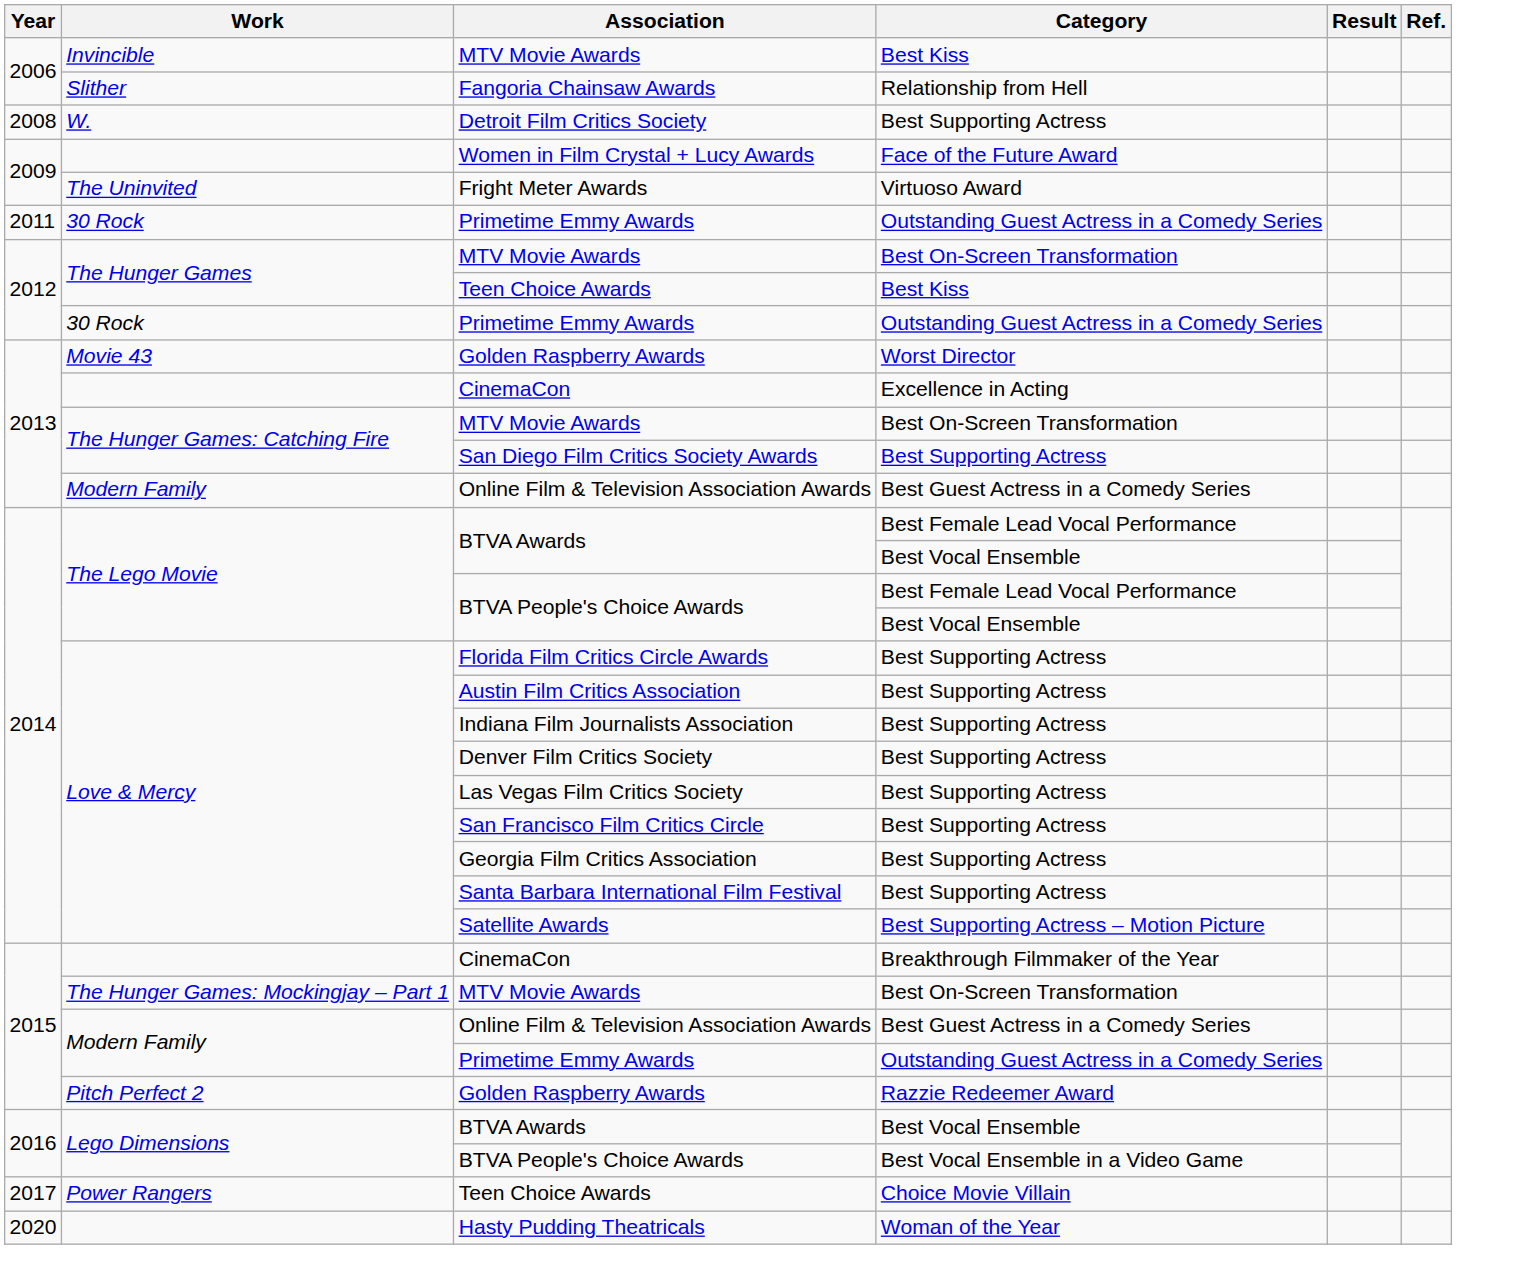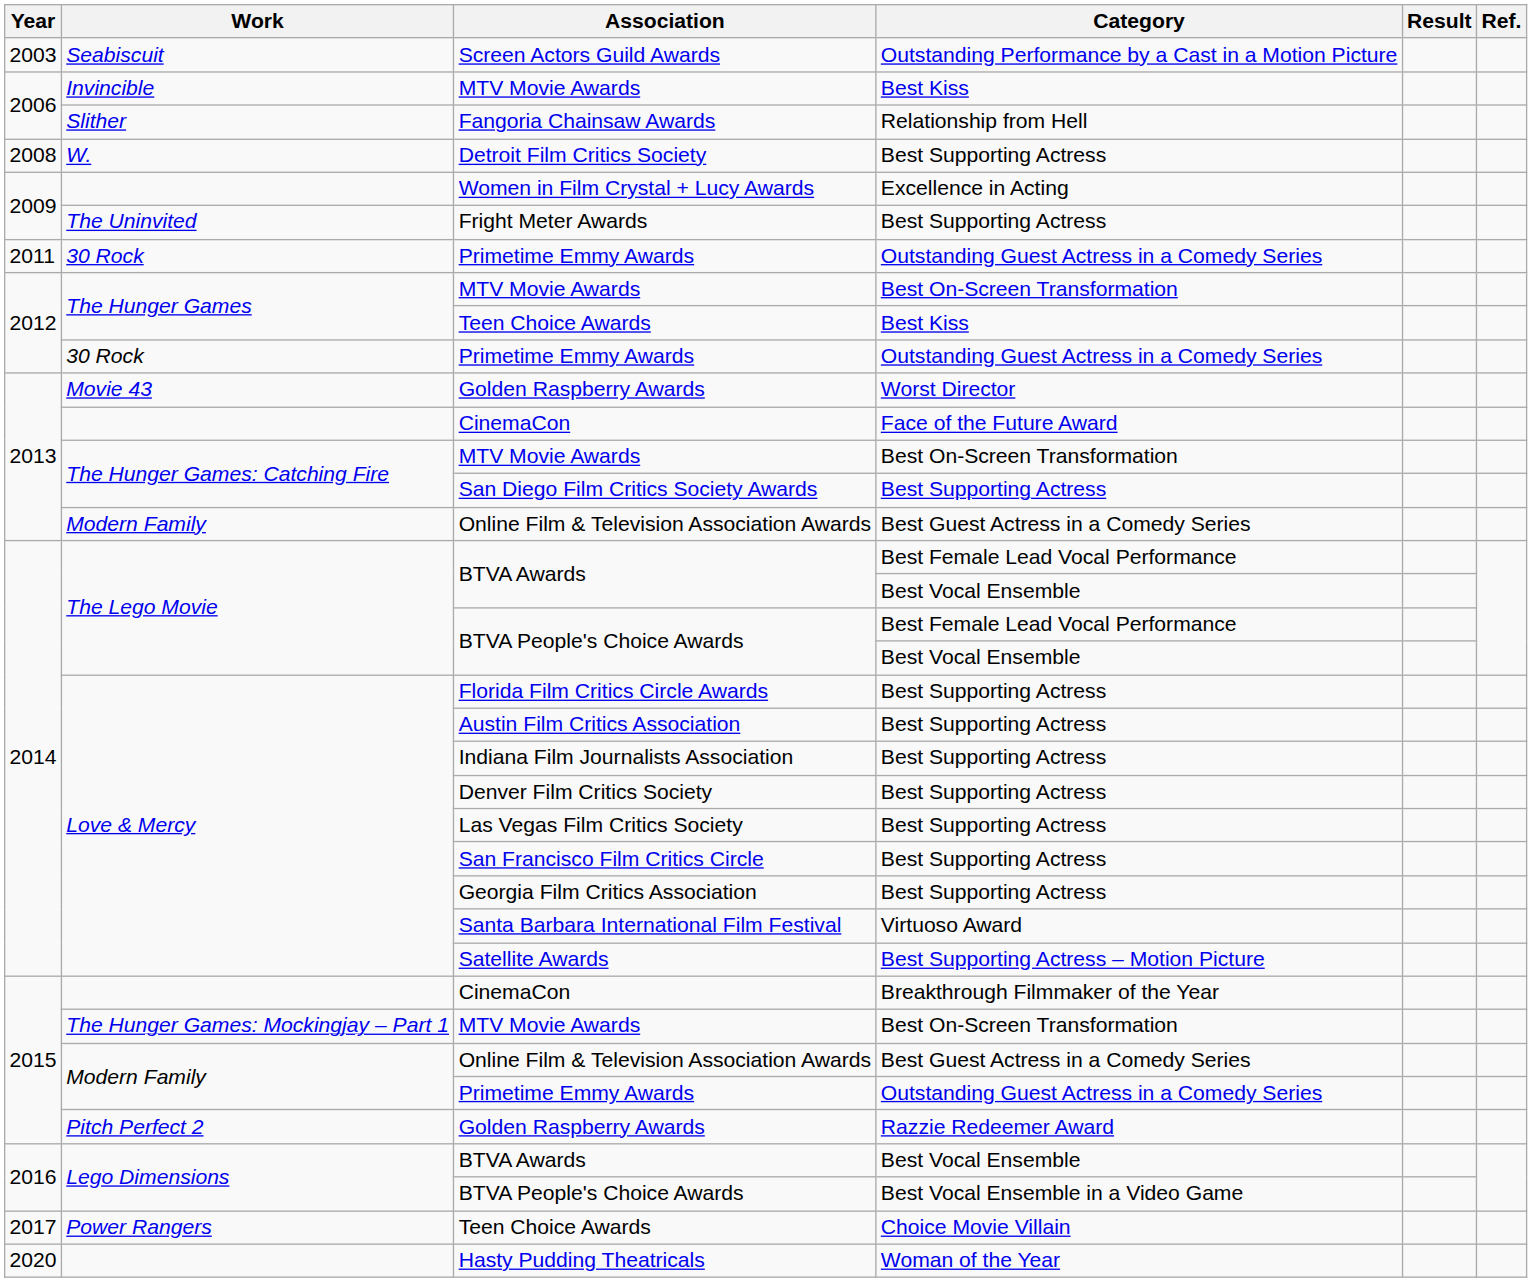+ row: (33, 54)
(999, 155) Face of the Future Award -> (975, 188) Excellence in Acting
(951, 188) Virtuoso Award -> (994, 222) Best Supporting Actress
(975, 389) Excellence in Acting -> (999, 423) Face of the Future Award
(994, 892) Best Supporting Actress -> (951, 925) Virtuoso Award
